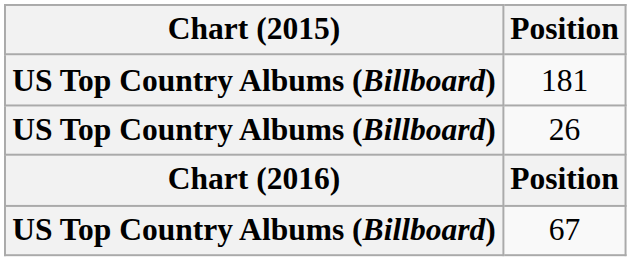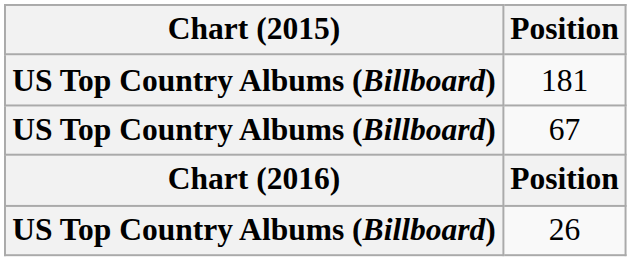rows swapped: (565, 129) <-> (565, 229)
